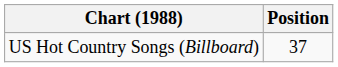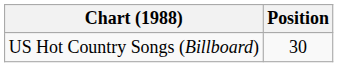(298, 47) 37 -> (298, 47) 30
